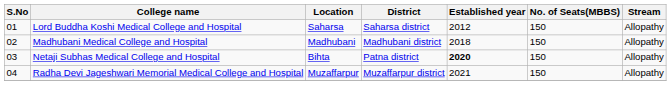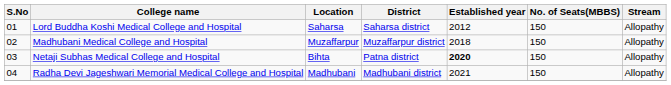(332, 42) Madhubani -> (333, 42) Muzaffarpur
(402, 42) Madhubani district -> (404, 42) Muzaffarpur district
(333, 73) Muzaffarpur -> (332, 73) Madhubani
(404, 73) Muzaffarpur district -> (402, 73) Madhubani district
